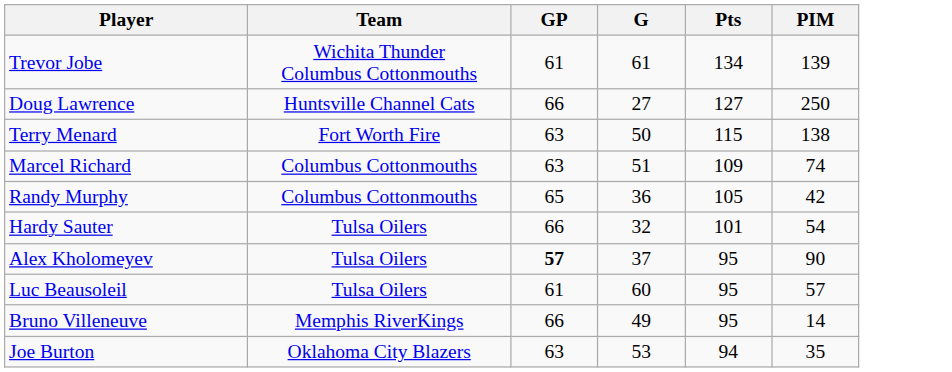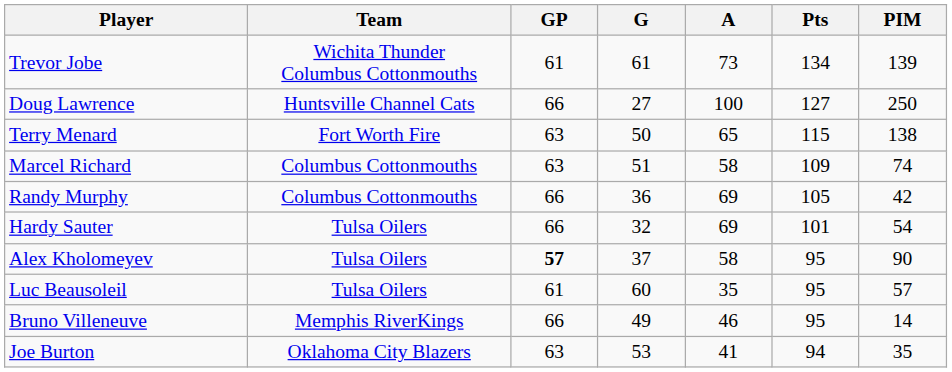+ column: (728, 19)
(554, 196) 65 -> (554, 196) 66
